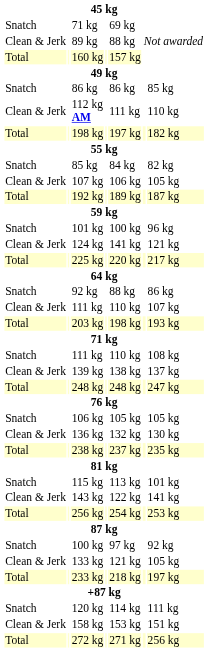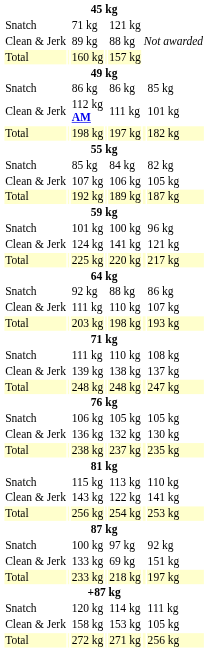(122, 25) 69 kg -> (125, 25) 121 kg
(163, 111) 110 kg -> (163, 111) 101 kg
(163, 482) 101 kg -> (163, 482) 110 kg
(125, 561) 121 kg -> (122, 561) 69 kg
(163, 561) 105 kg -> (163, 561) 151 kg
(163, 624) 151 kg -> (163, 624) 105 kg
